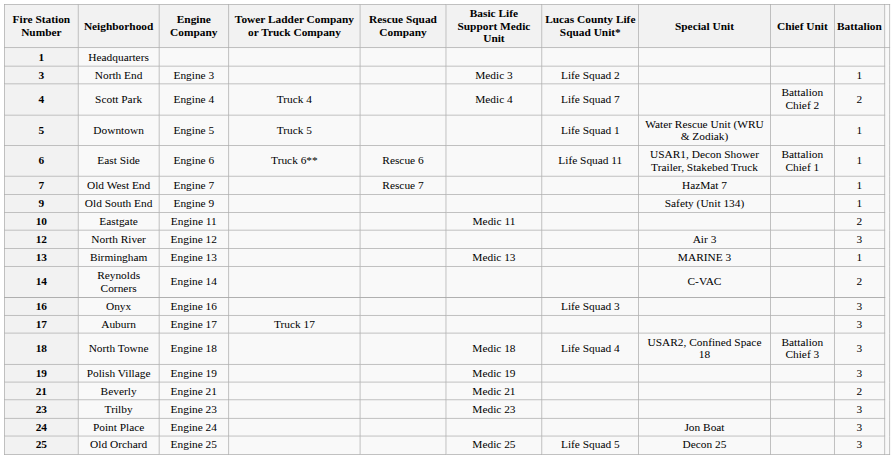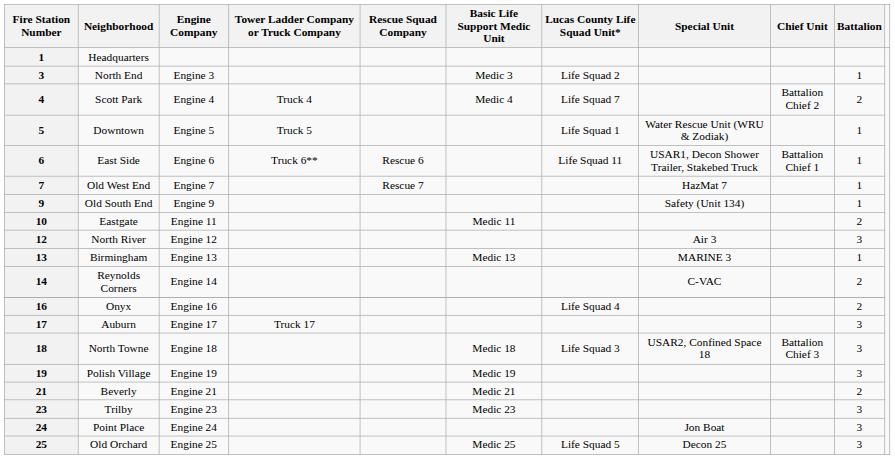(590, 306) Life Squad 3 -> (590, 306) Life Squad 4
(859, 306) 3 -> (859, 306) 2
(590, 348) Life Squad 4 -> (590, 348) Life Squad 3
